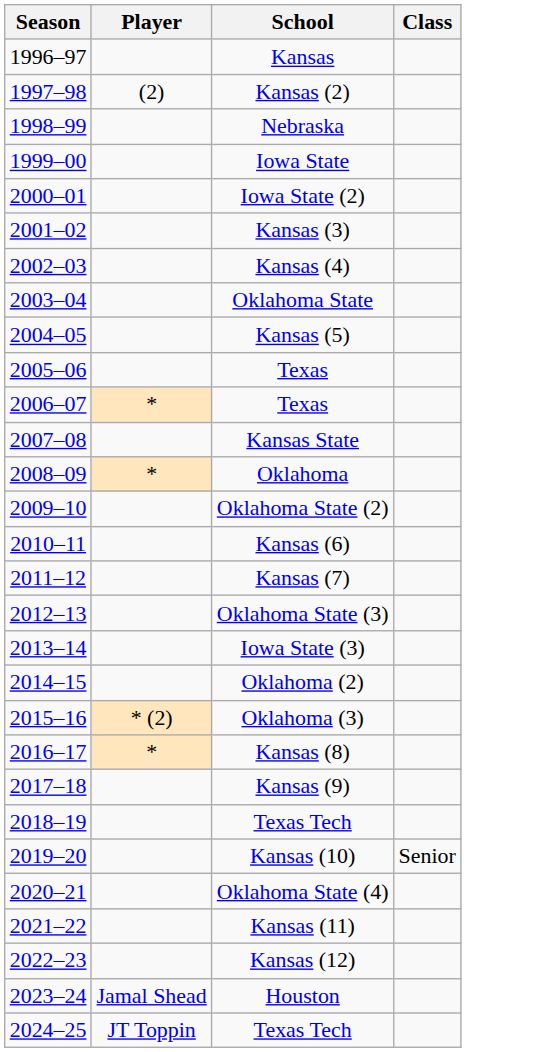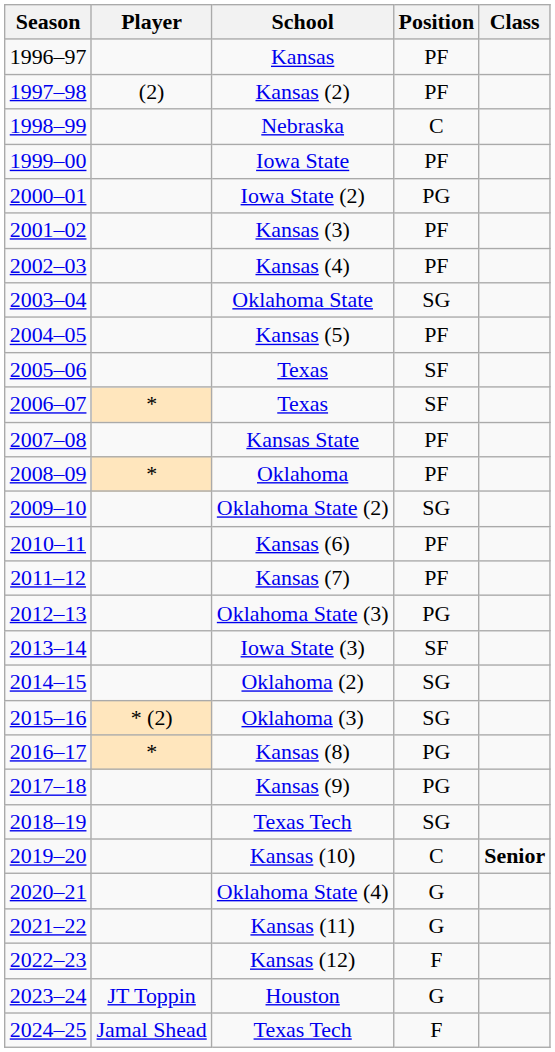+ column: (436, 21)
(427, 856) normal -> (515, 856) bold
(152, 995) Jamal Shead -> (152, 995) JT Toppin
(152, 1030) JT Toppin -> (152, 1030) Jamal Shead
